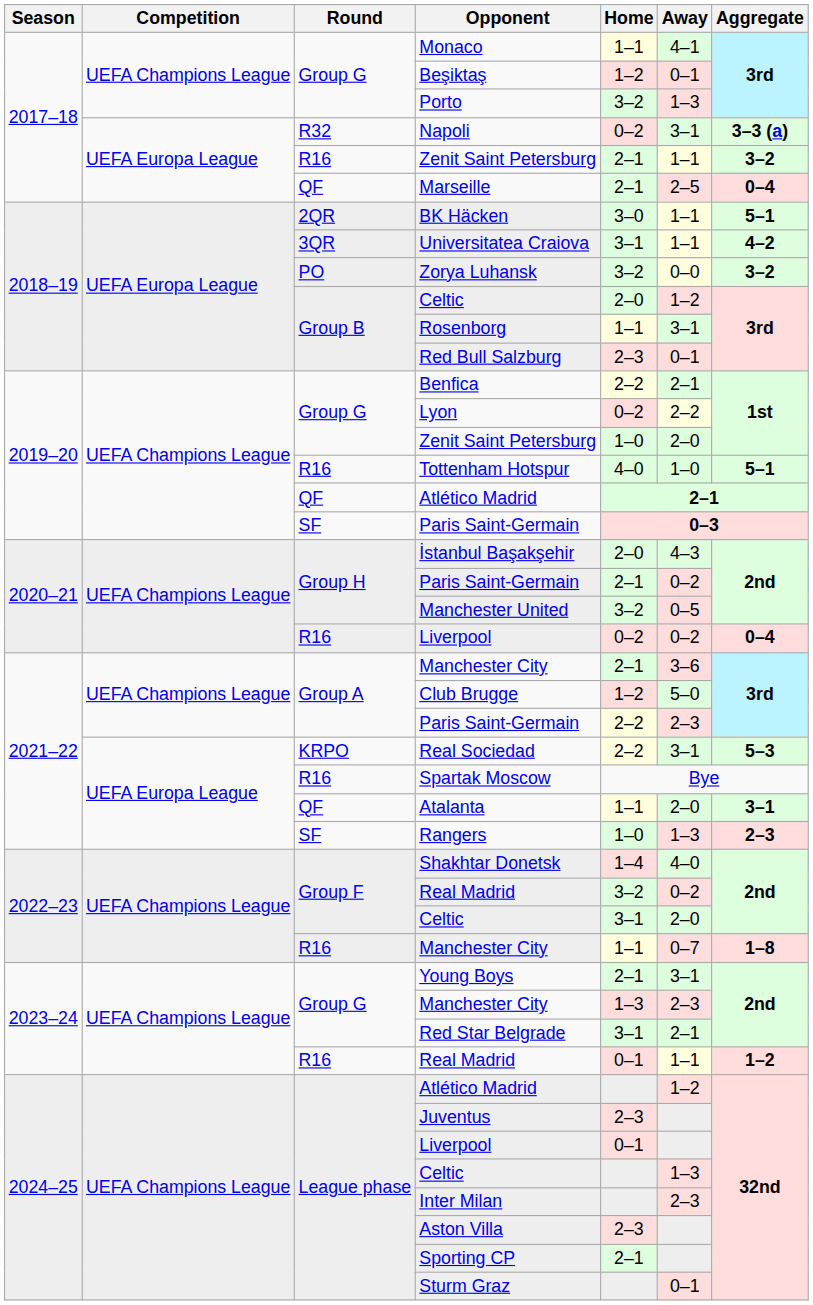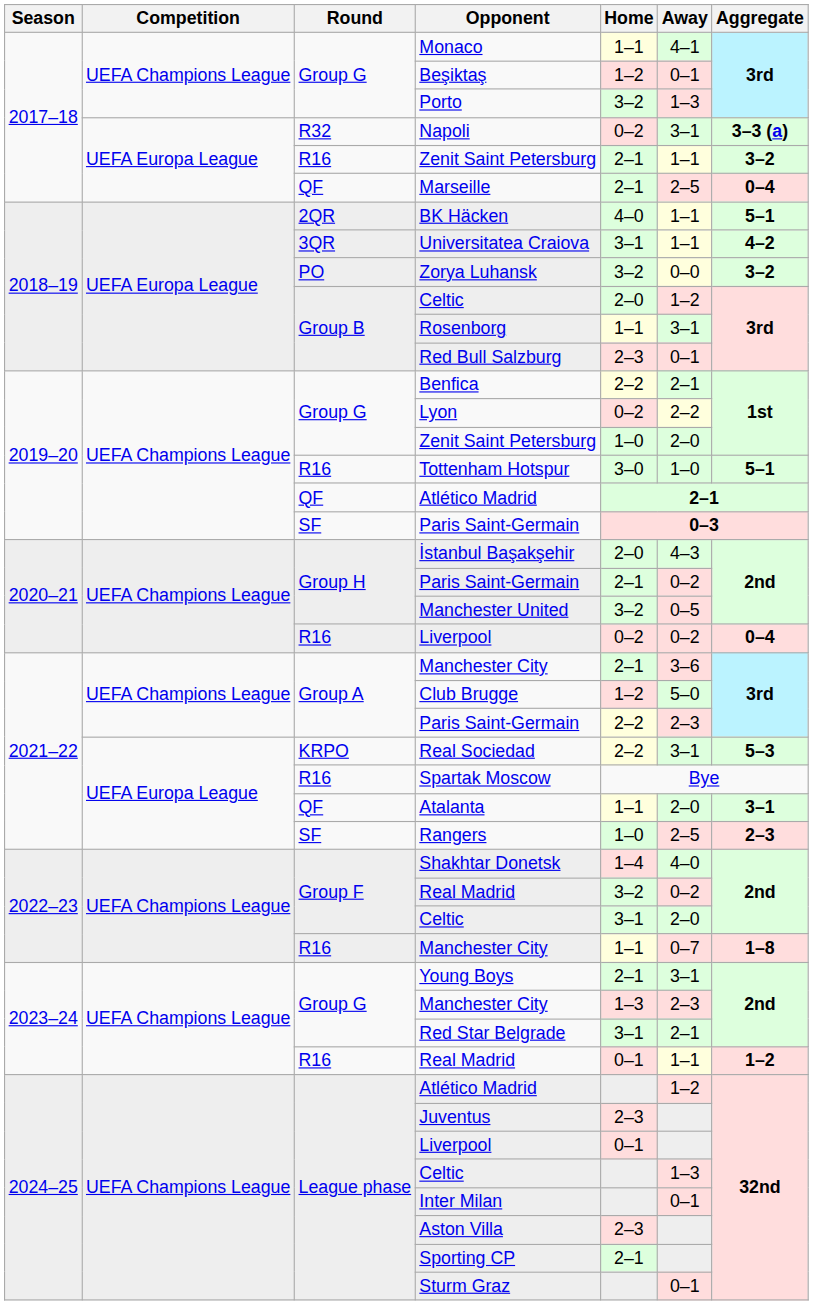(629, 215) 3–0 -> (629, 215) 4–0
(629, 469) 4–0 -> (629, 469) 3–0
(685, 835) 1–3 -> (685, 835) 2–5
(685, 1201) 2–3 -> (685, 1201) 0–1
